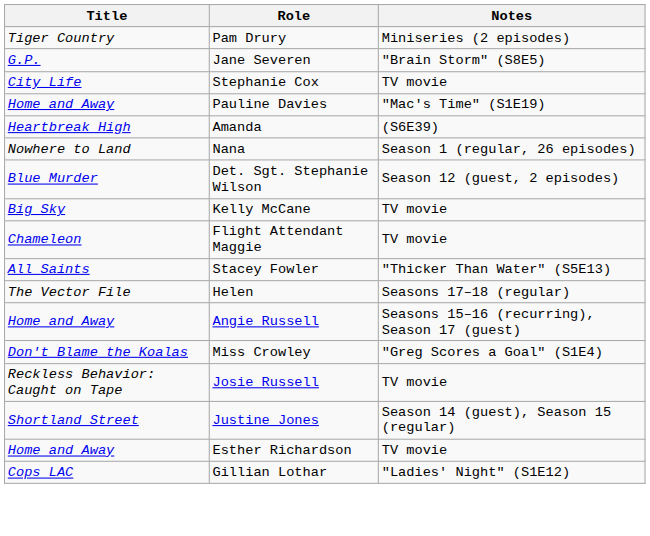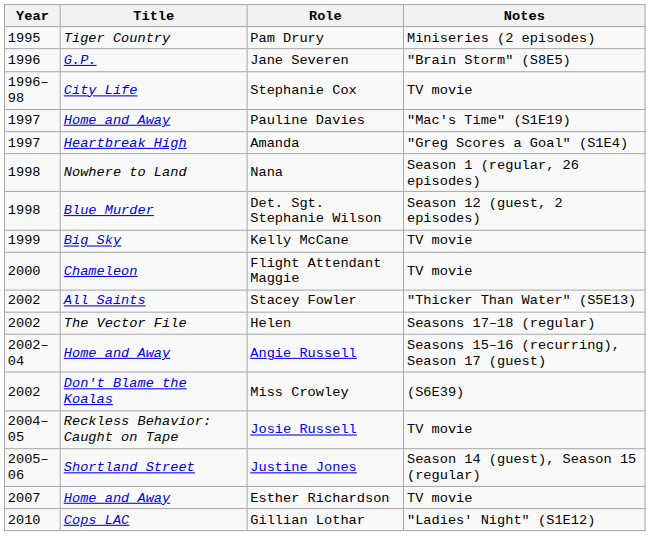+ column: (33, 16)
(410, 127) (S6E39) -> (518, 143) "Greg Scores a Goal" (S1E4)
(492, 352) "Greg Scores a Goal" (S1E4) -> (436, 391) (S6E39)
